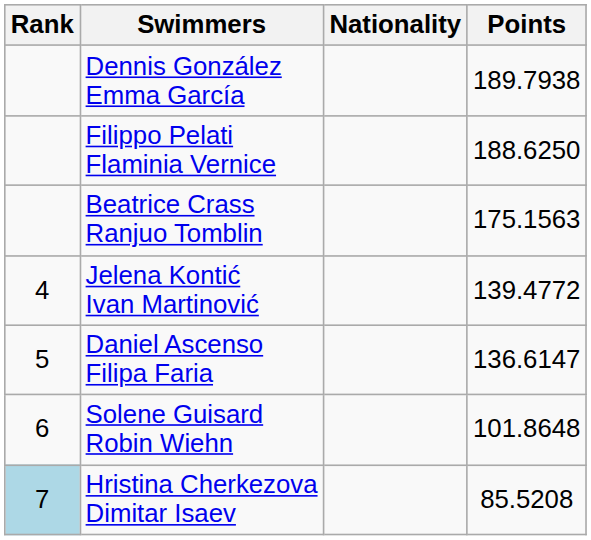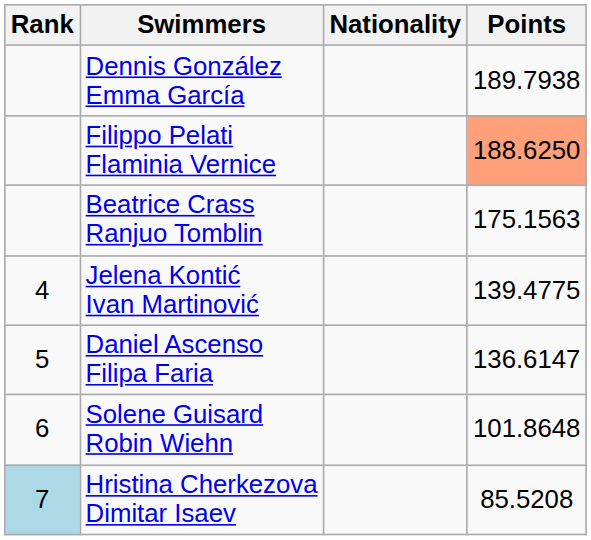(527, 150) no background -> (527, 150) lightsalmon background
(527, 289) 139.4772 -> (527, 289) 139.4775
